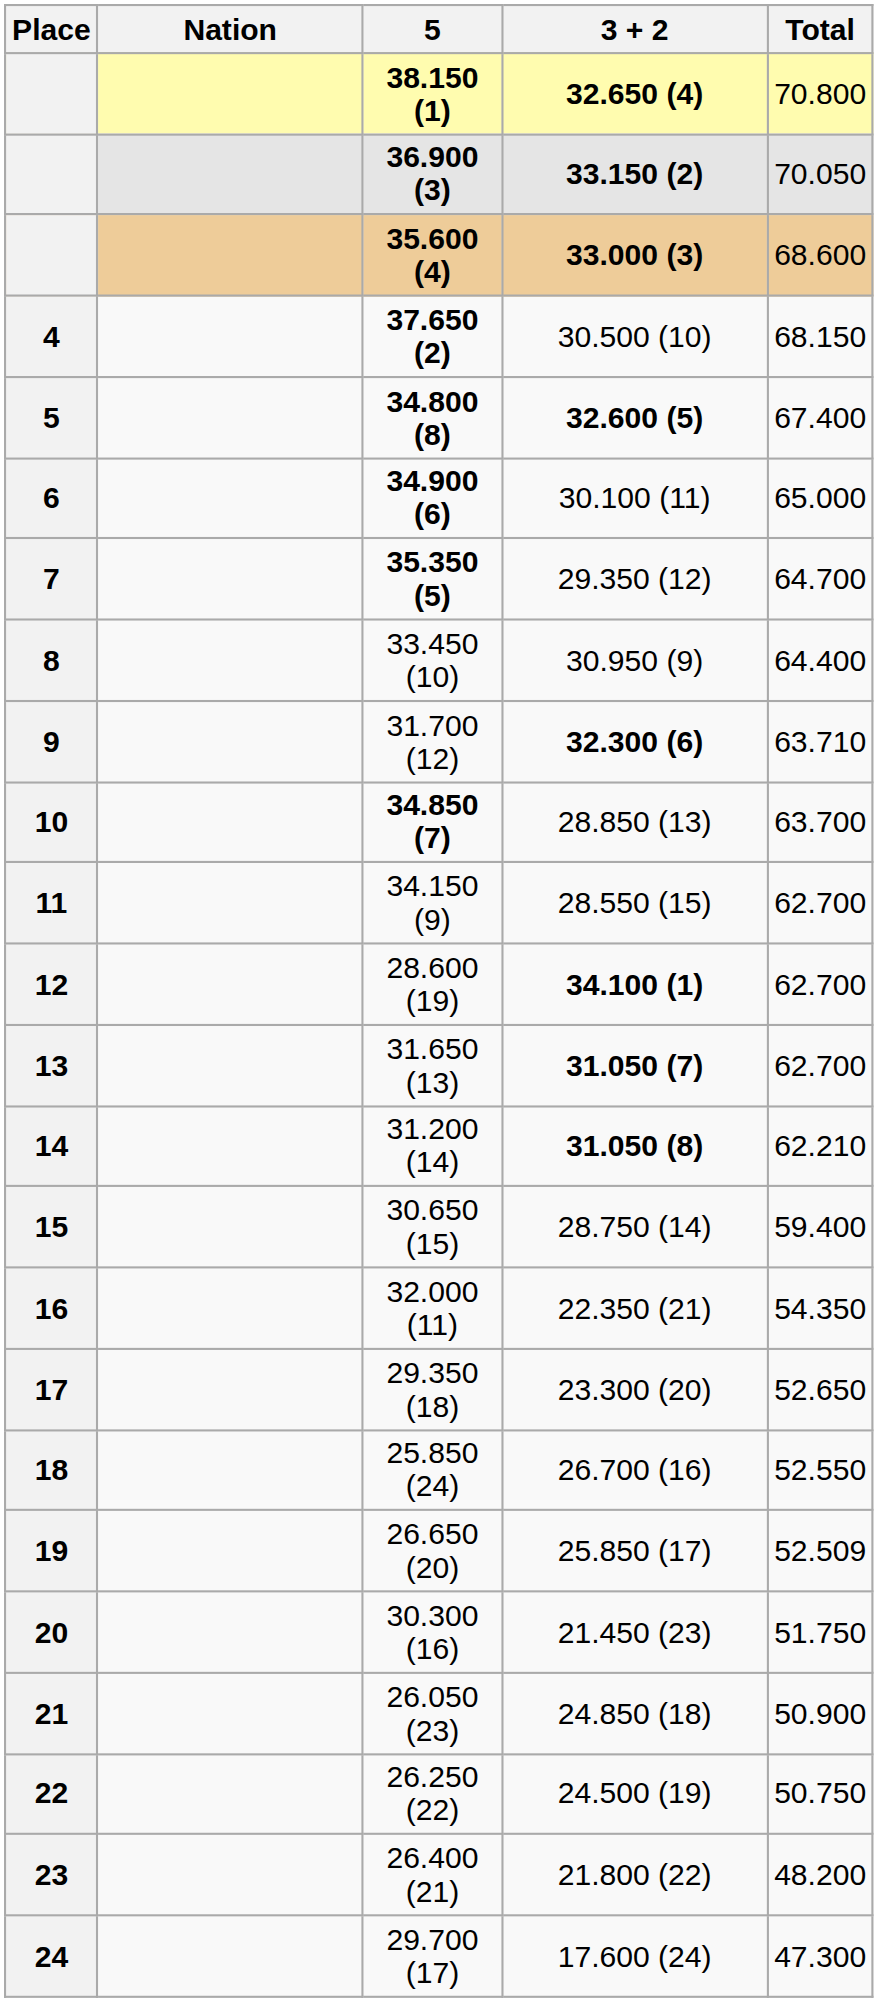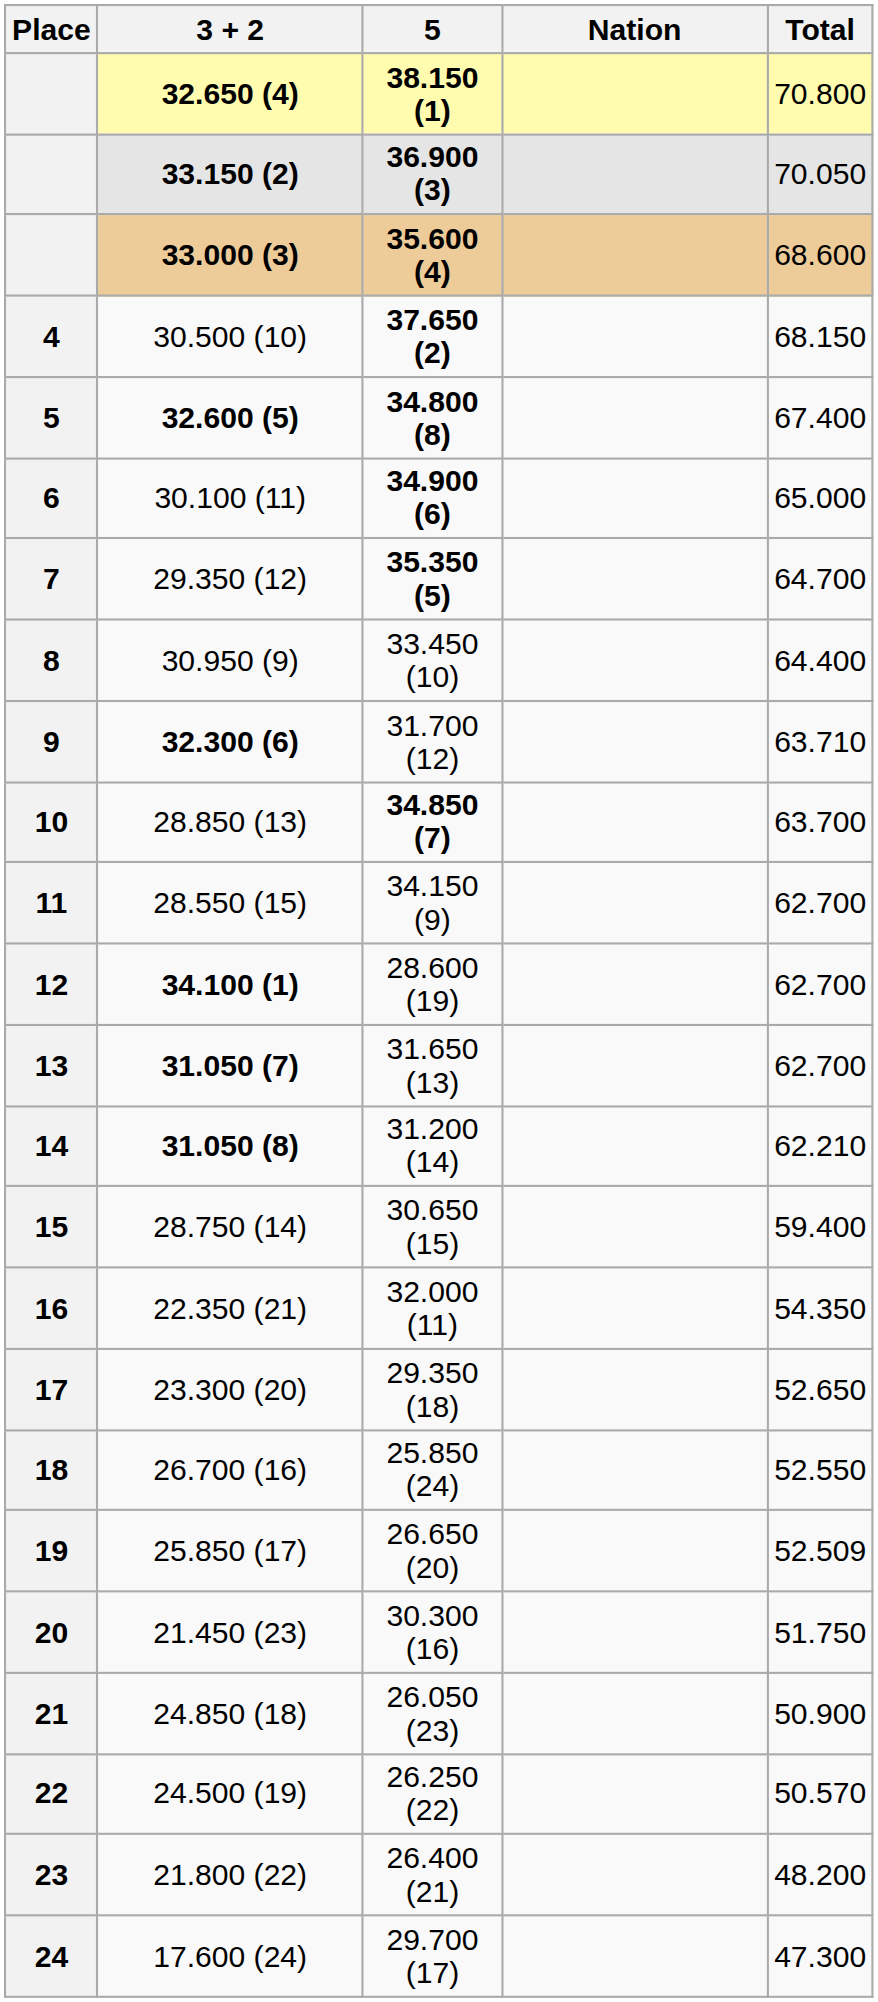columns swapped: (230, 29) <-> (635, 29)
(820, 1794) 50.750 -> (820, 1794) 50.570
